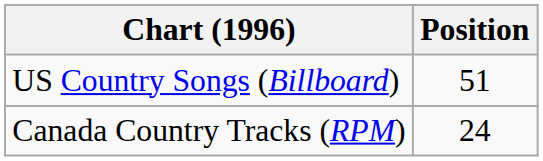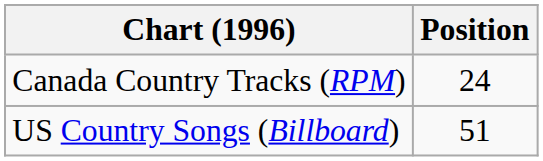rows swapped: (209, 130) <-> (206, 79)
